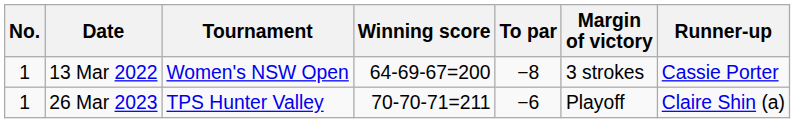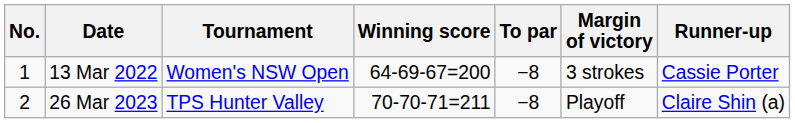(25, 103) 1 -> (25, 103) 2
(528, 103) −6 -> (528, 103) −8
